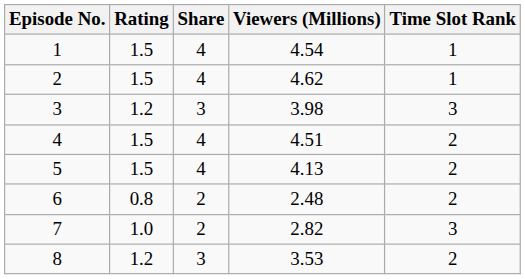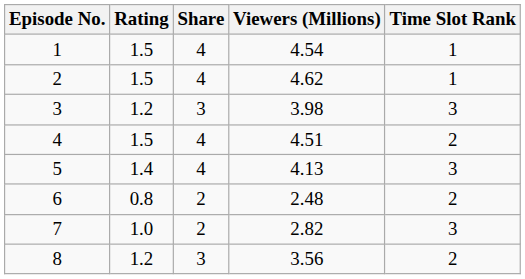(141, 169) 1.5 -> (141, 169) 1.4
(453, 169) 2 -> (453, 169) 3
(307, 259) 3.53 -> (307, 259) 3.56
